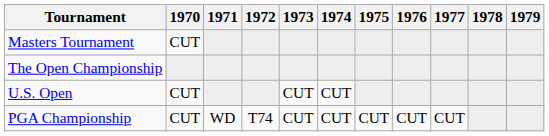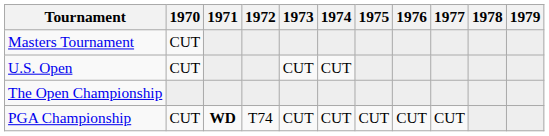rows swapped: (40, 93) <-> (85, 67)
(223, 118) normal -> (223, 118) bold
